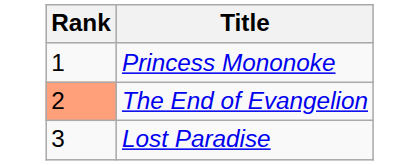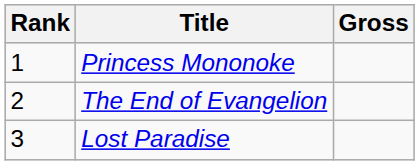+ column: (374, 23)
(58, 100) lightsalmon background -> (17, 100) no background
